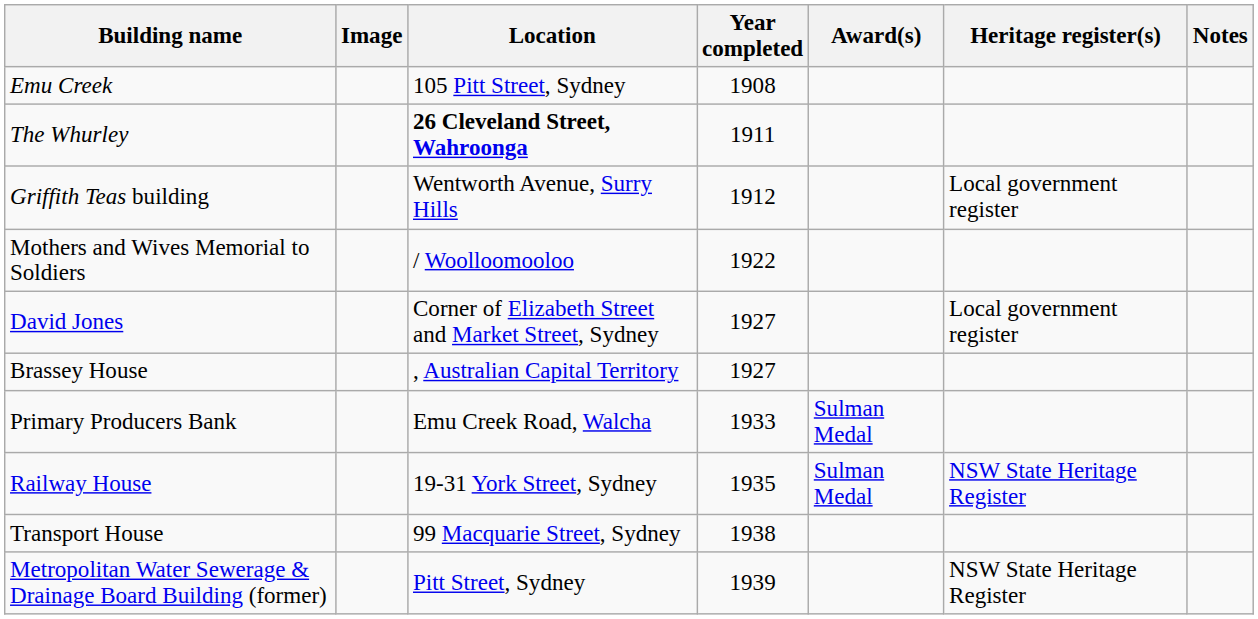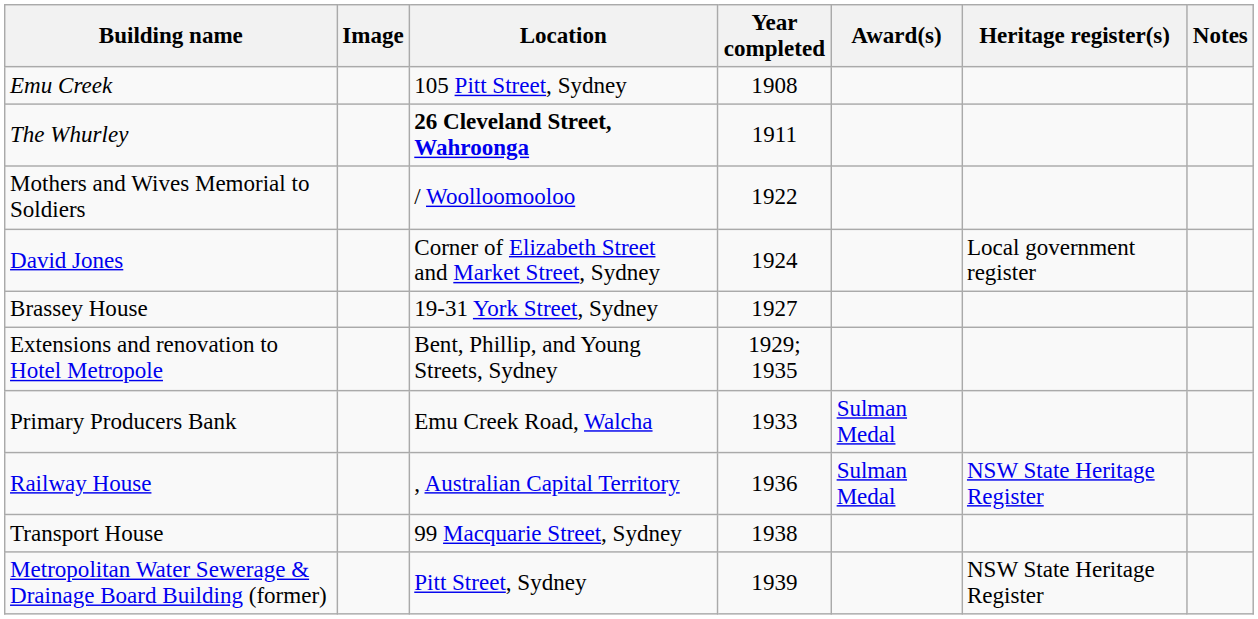- row: (109, 197)
(753, 322) 1927 -> (774, 259) 1924
(546, 371) , Australian Capital Territory -> (536, 309) 19-31 York Street, Sydney
+ row: (144, 358)
(535, 483) 19-31 York Street, Sydney -> (547, 483) , Australian Capital Territory
(753, 483) 1935 -> (774, 483) 1936
